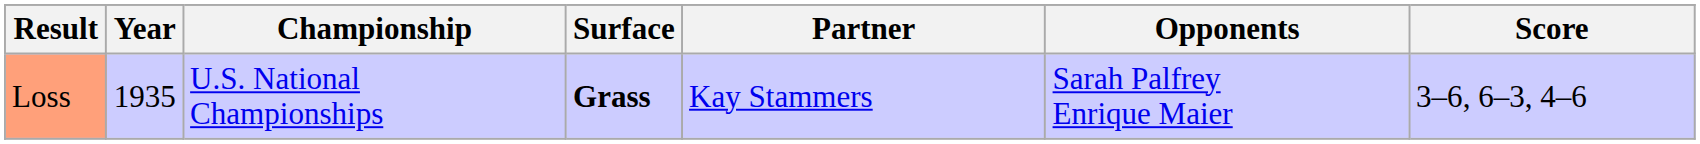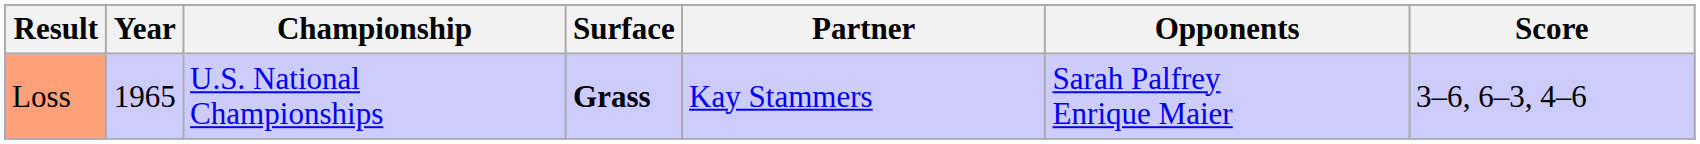(145, 95) 1935 -> (145, 95) 1965
